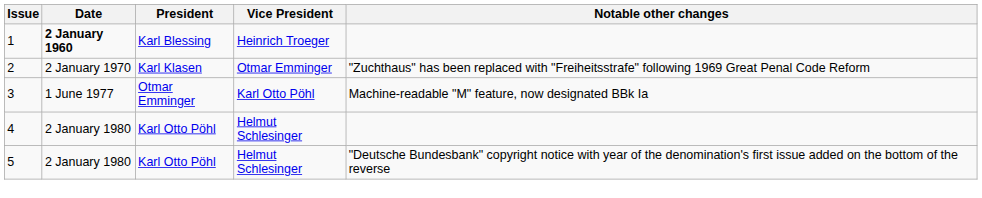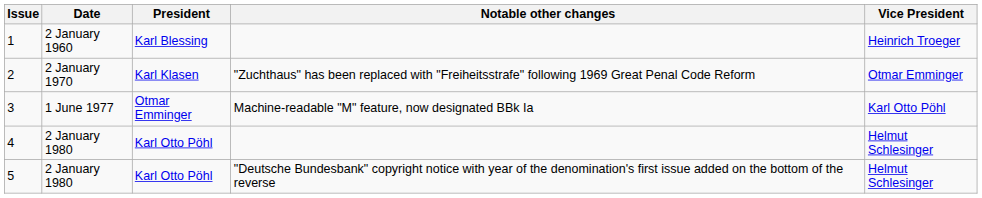columns swapped: (290, 14) <-> (661, 14)
(74, 41) bold -> (72, 41) normal
